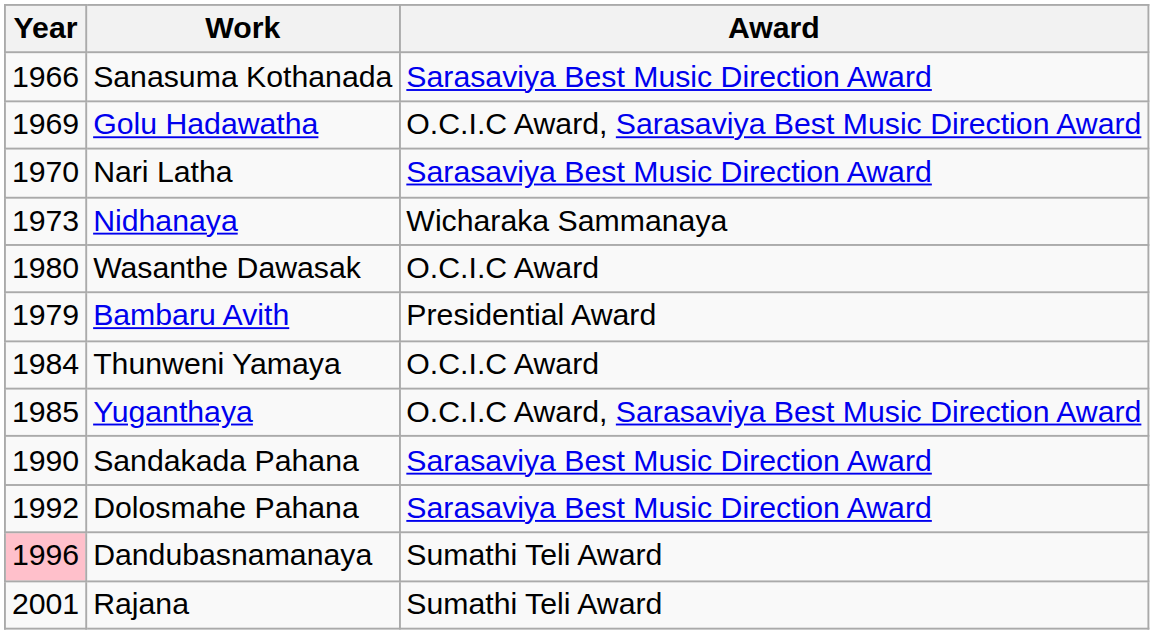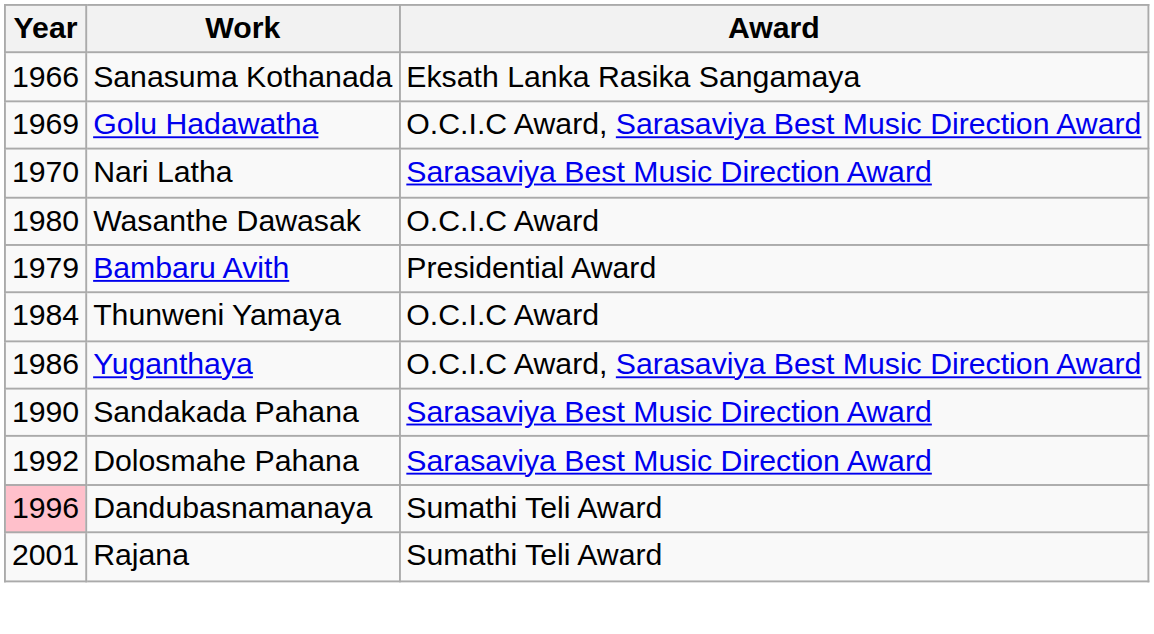(669, 76) Sarasaviya Best Music Direction Award -> (633, 76) Eksath Lanka Rasika Sangamaya
- row: (165, 220)
(46, 412) 1985 -> (46, 364) 1986
